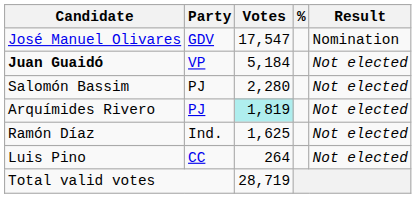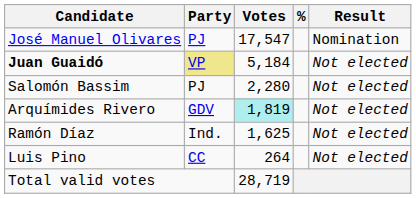(201, 40) GDV -> (197, 40) PJ
(197, 63) no background -> (197, 63) khaki background
(197, 110) PJ -> (201, 110) GDV
